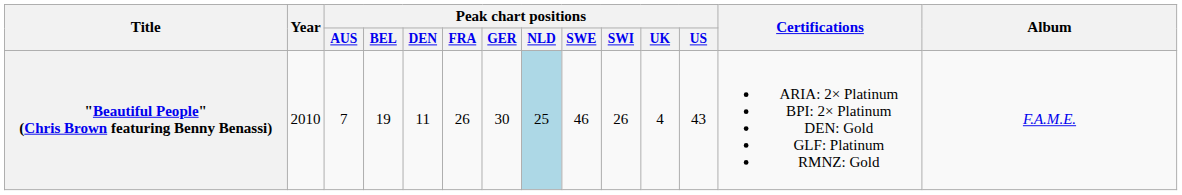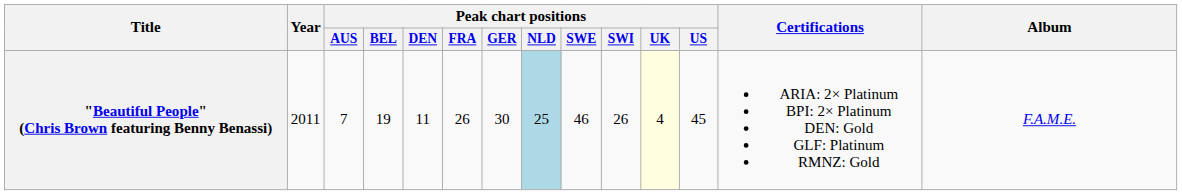(306, 119) 2010 -> (306, 119) 2011
(660, 119) no background -> (660, 119) lightyellow background
(698, 119) 43 -> (698, 119) 45
